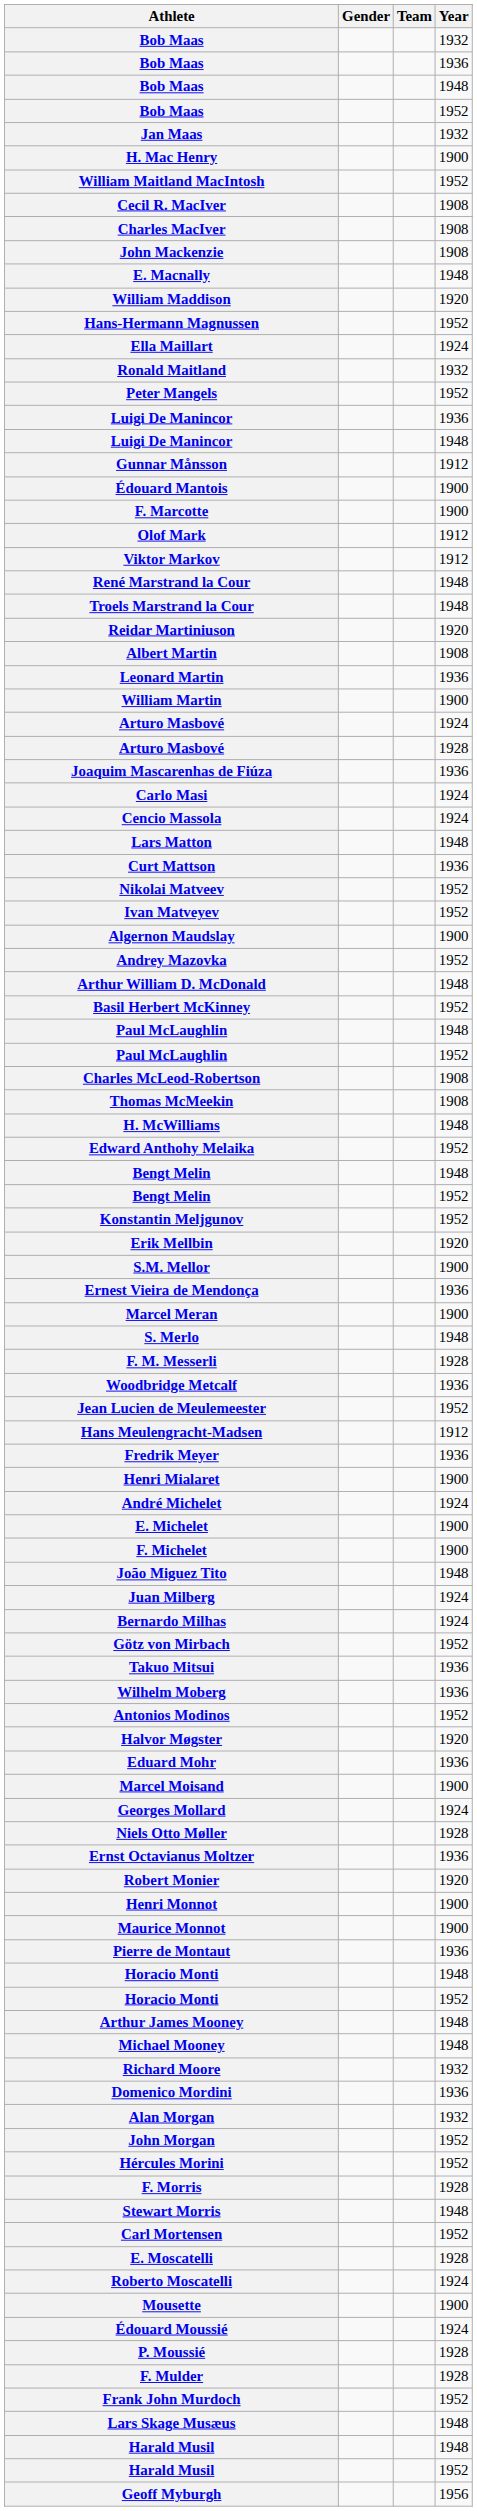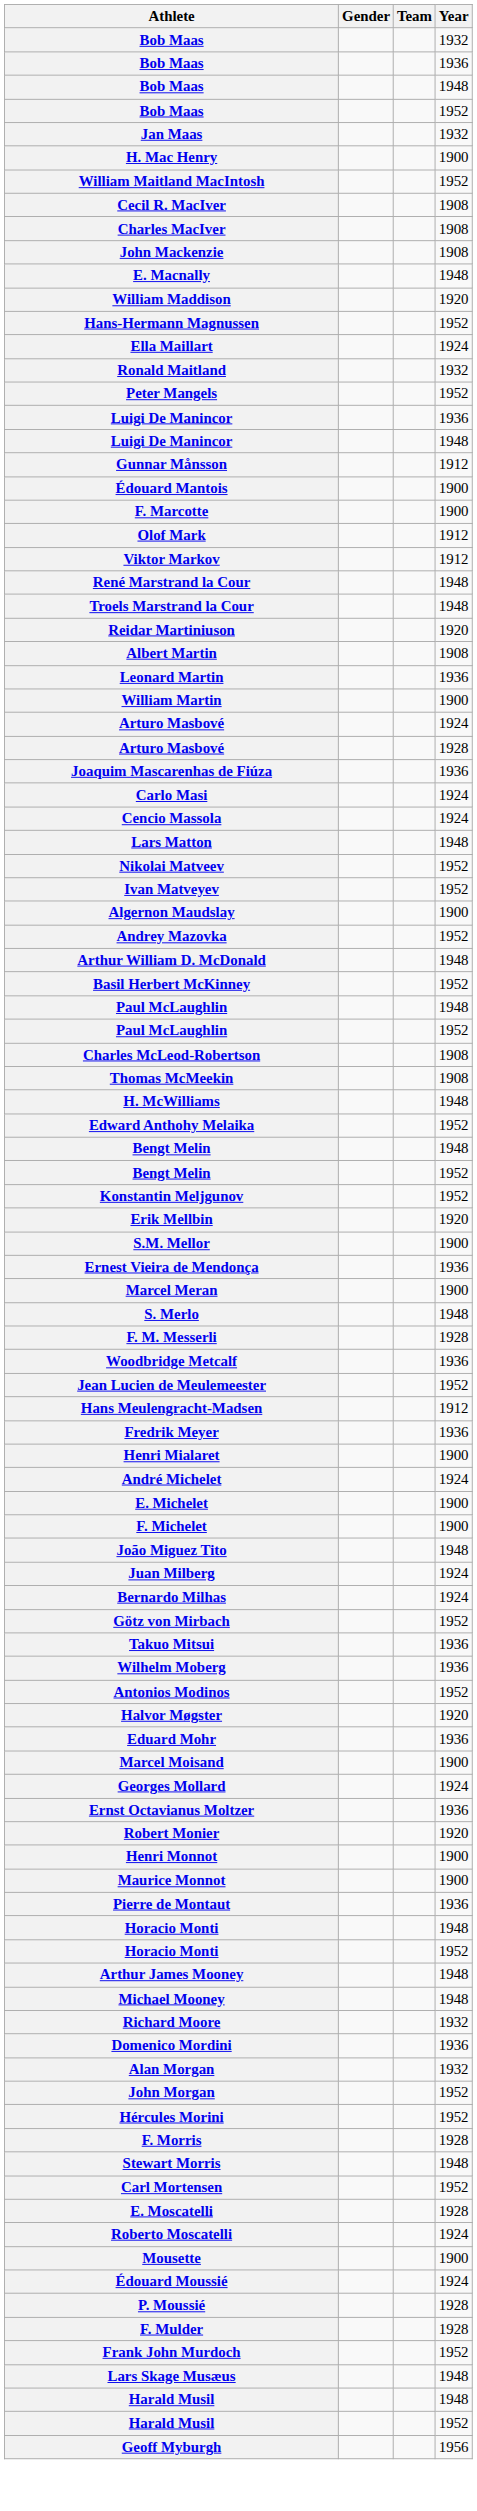- row: (172, 865)
- row: (172, 1833)
